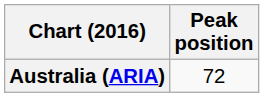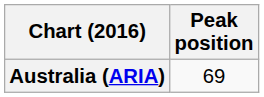(214, 75) 72 -> (214, 75) 69
